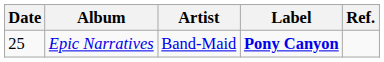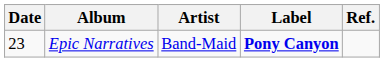(17, 43) 25 -> (17, 43) 23
